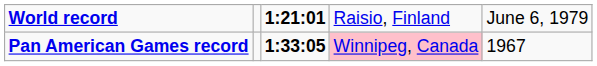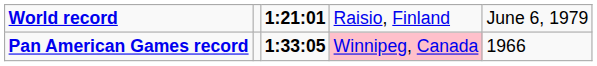(506, 46) 1967 -> (506, 46) 1966
